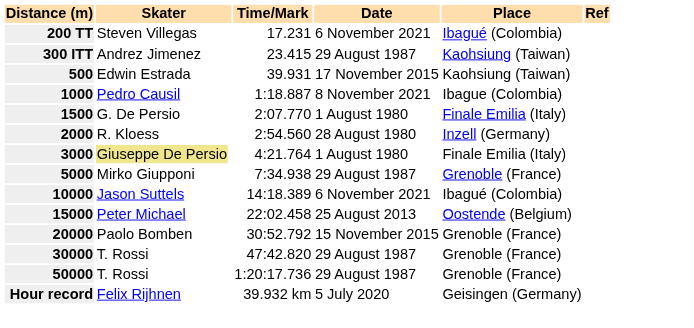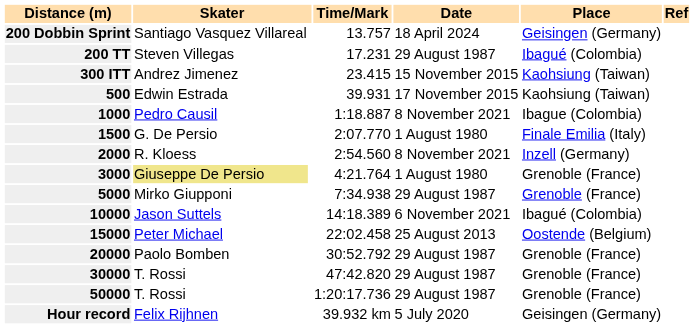+ row: (68, 33)
(373, 33) 6 November 2021 -> (445, 54) 29 August 1987
(366, 54) 29 August 1987 -> (456, 74) 15 November 2015
(366, 134) 28 August 1980 -> (452, 154) 8 November 2021
(504, 154) Finale Emilia (Italy) -> (581, 174) Grenoble (France)
(377, 234) 15 November 2015 -> (445, 254) 29 August 1987
